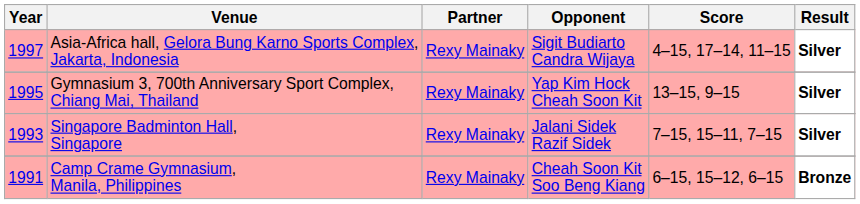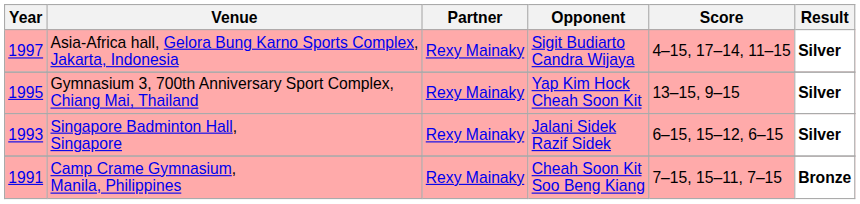(717, 135) 7–15, 15–11, 7–15 -> (718, 135) 6–15, 15–12, 6–15
(718, 178) 6–15, 15–12, 6–15 -> (717, 178) 7–15, 15–11, 7–15
